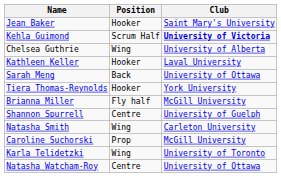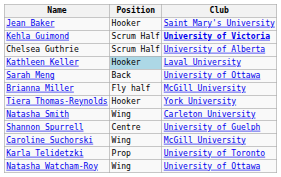(121, 50) Wing -> (136, 50) Scrum Half
(126, 63) no background -> (126, 63) lightblue background
rows swapped: (40, 102) <-> (57, 89)
rows swapped: (38, 128) <-> (45, 115)
(121, 141) Prop -> (121, 141) Wing
(121, 154) Wing -> (121, 154) Prop
(126, 167) Centre -> (121, 167) Wing
